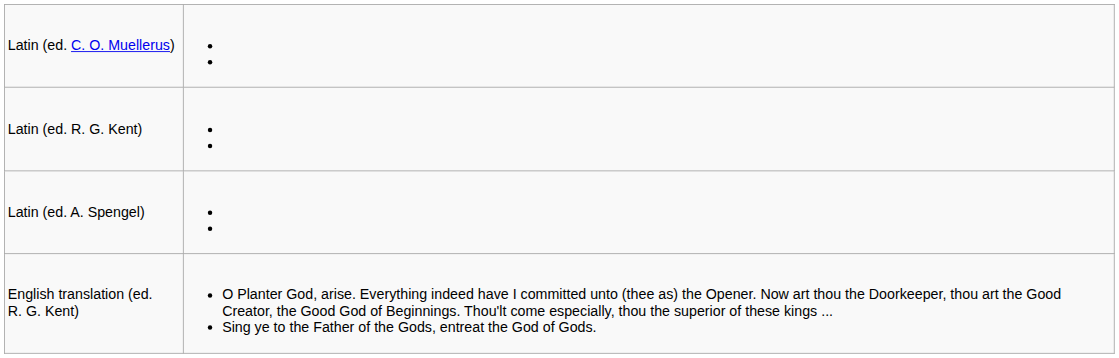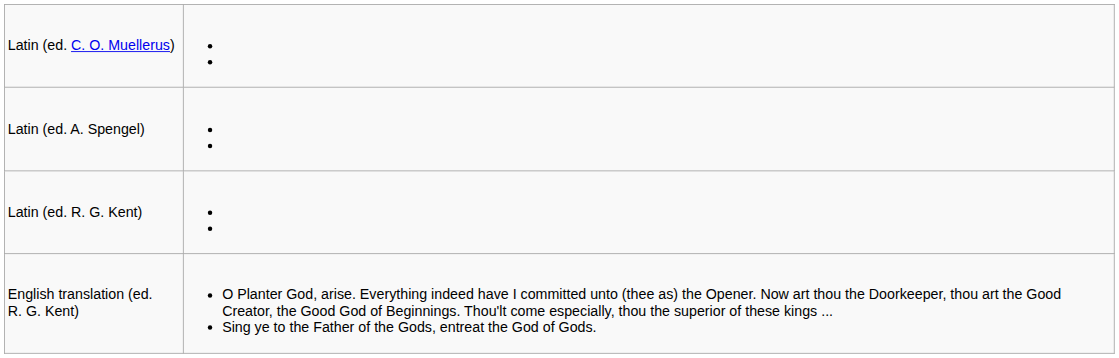rows swapped: (76, 212) <-> (75, 129)
